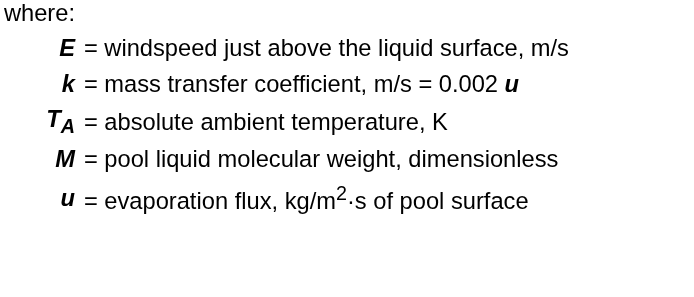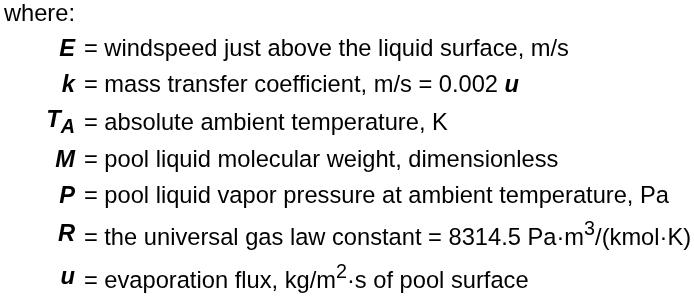+ row: (67, 195)
+ row: (66, 234)
